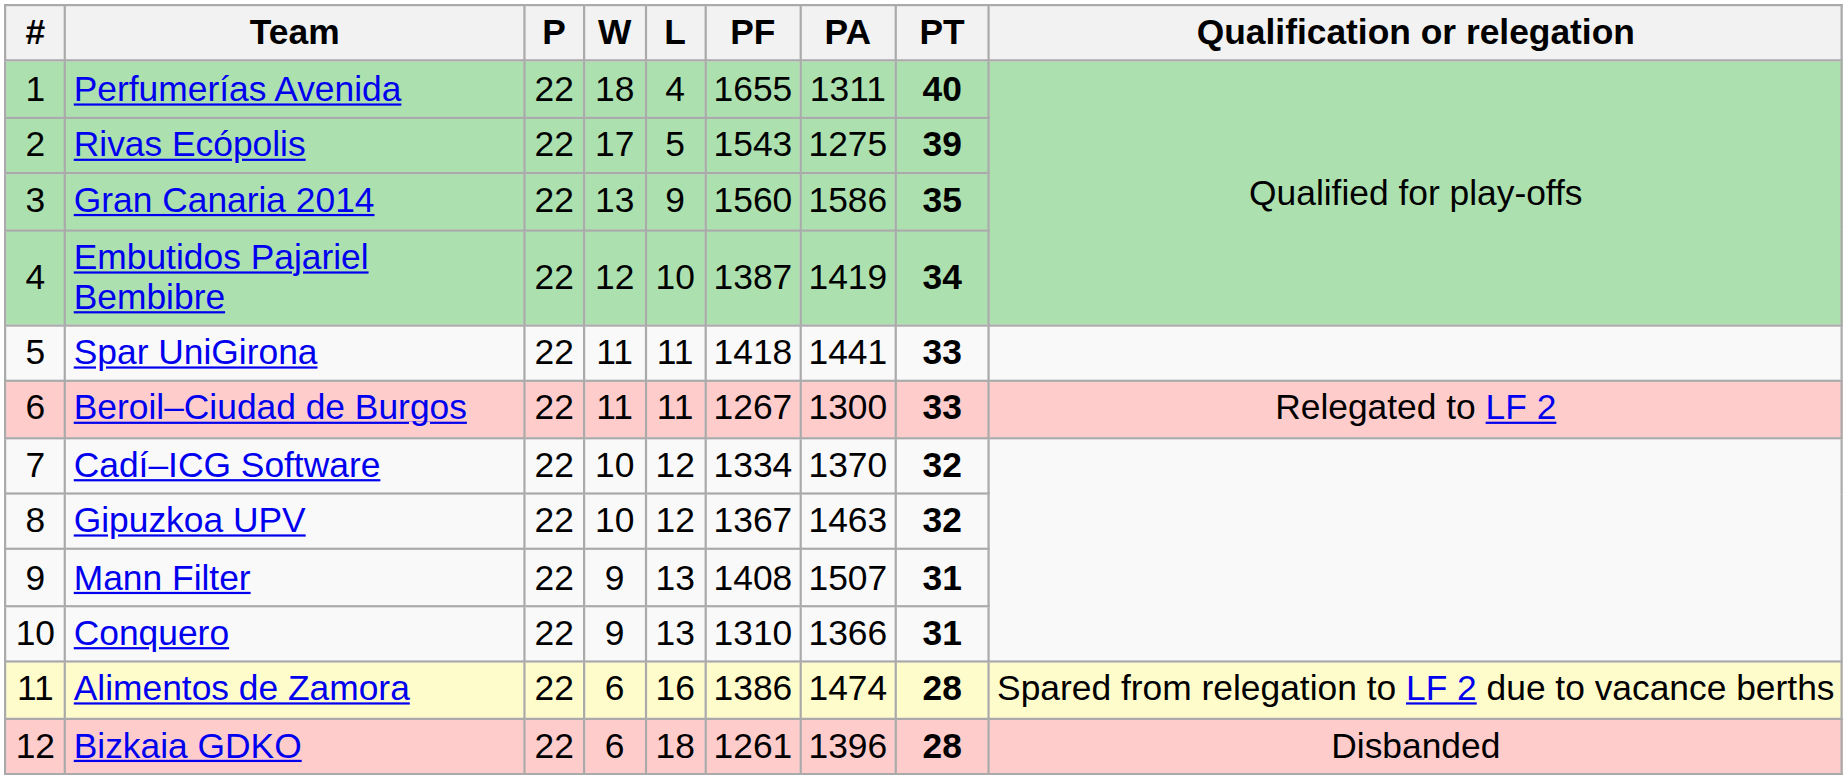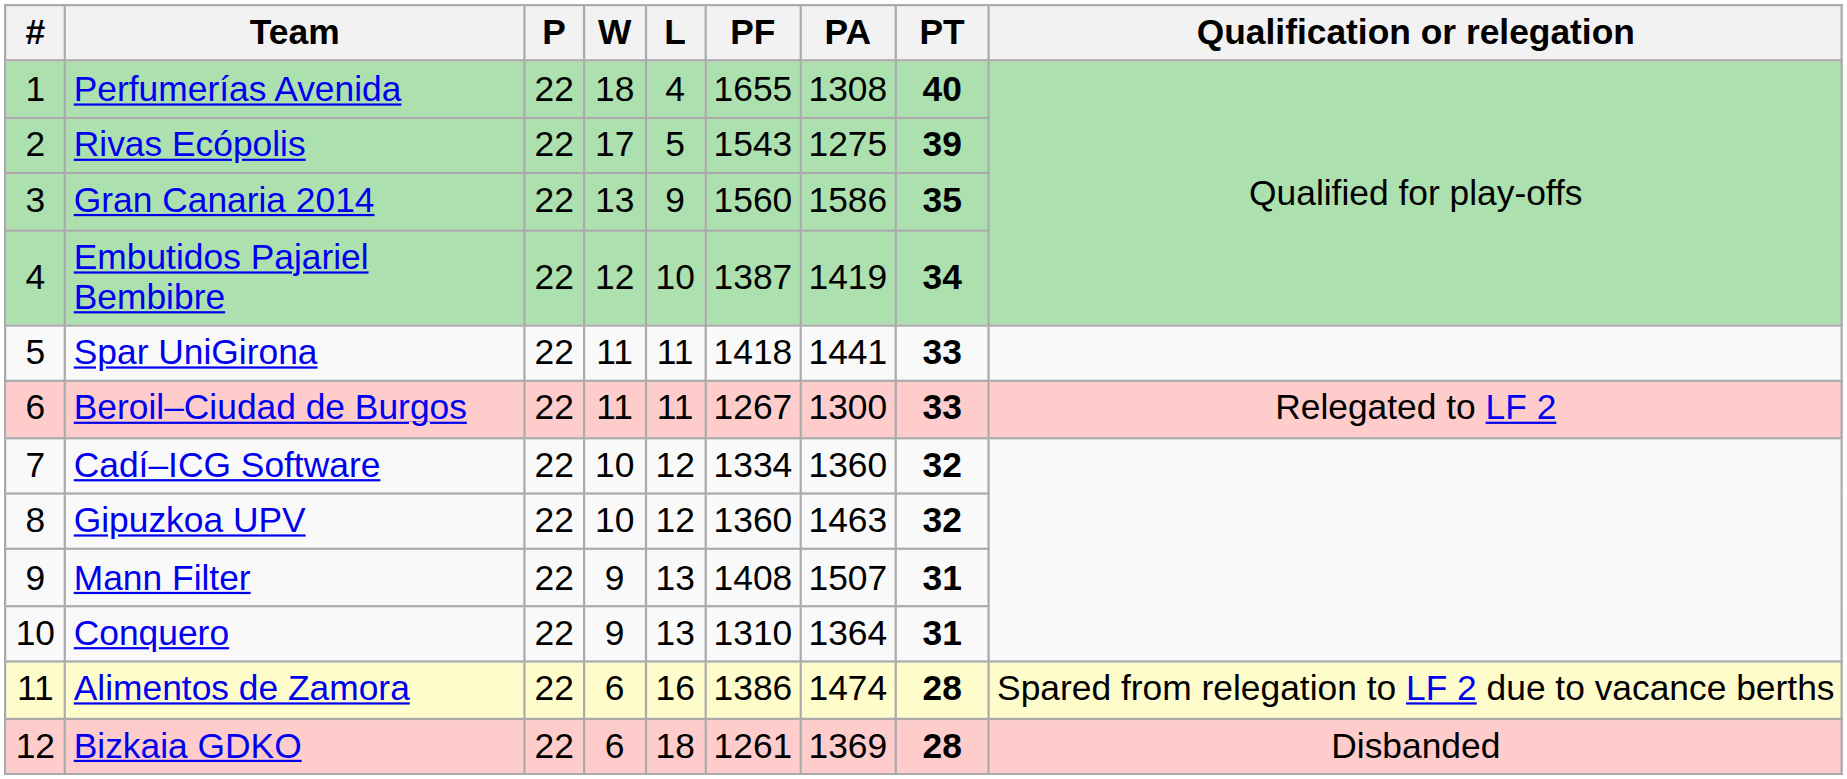(848, 88) 1311 -> (848, 88) 1308
(848, 464) 1370 -> (848, 464) 1360
(753, 520) 1367 -> (753, 520) 1360
(848, 633) 1366 -> (848, 633) 1364
(848, 745) 1396 -> (848, 745) 1369
